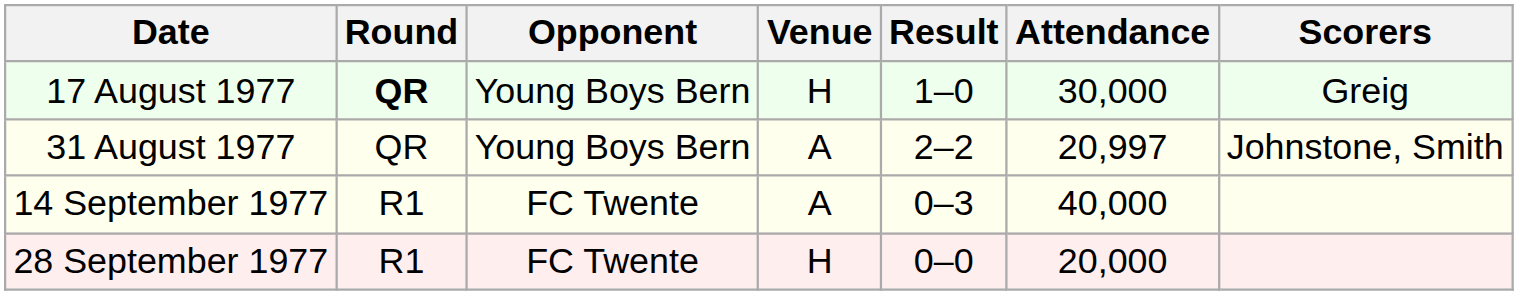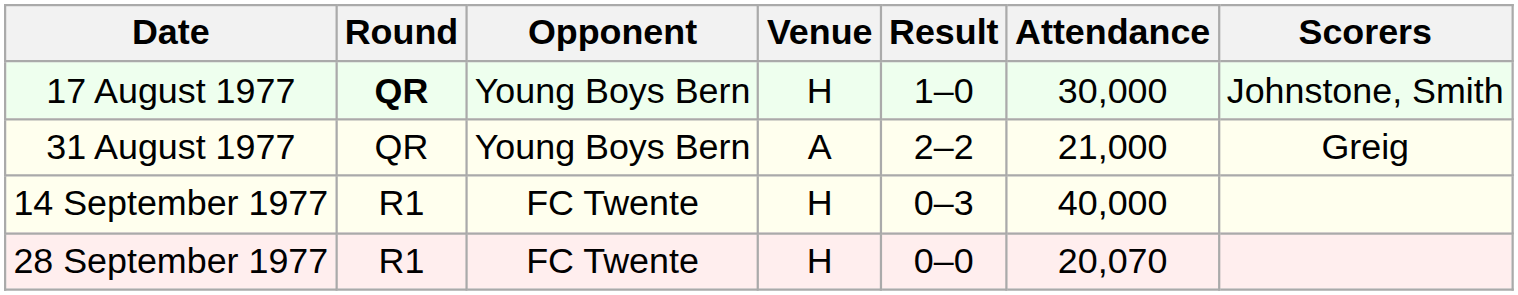(1365, 89) Greig -> (1365, 89) Johnstone, Smith
(1113, 146) 20,997 -> (1113, 146) 21,000
(1365, 146) Johnstone, Smith -> (1365, 146) Greig
(820, 203) A -> (820, 203) H
(1113, 260) 20,000 -> (1113, 260) 20,070
